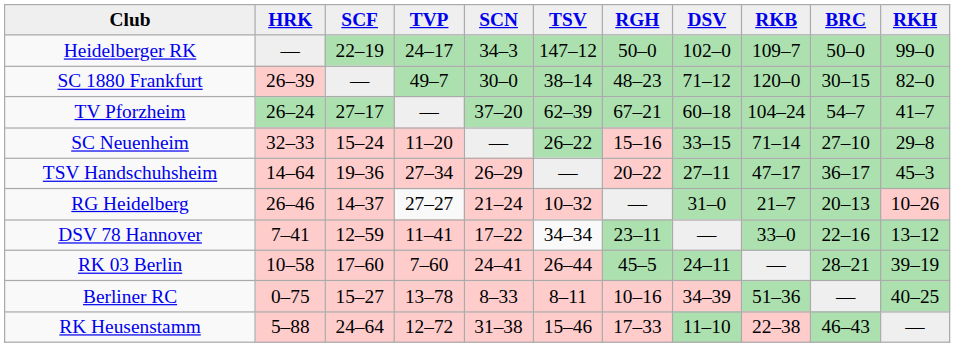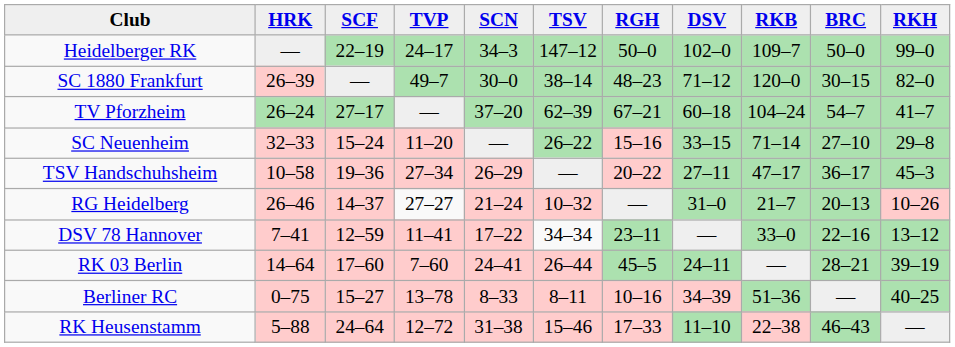(290, 173) 14–64 -> (290, 173) 10–58
(290, 265) 10–58 -> (290, 265) 14–64
